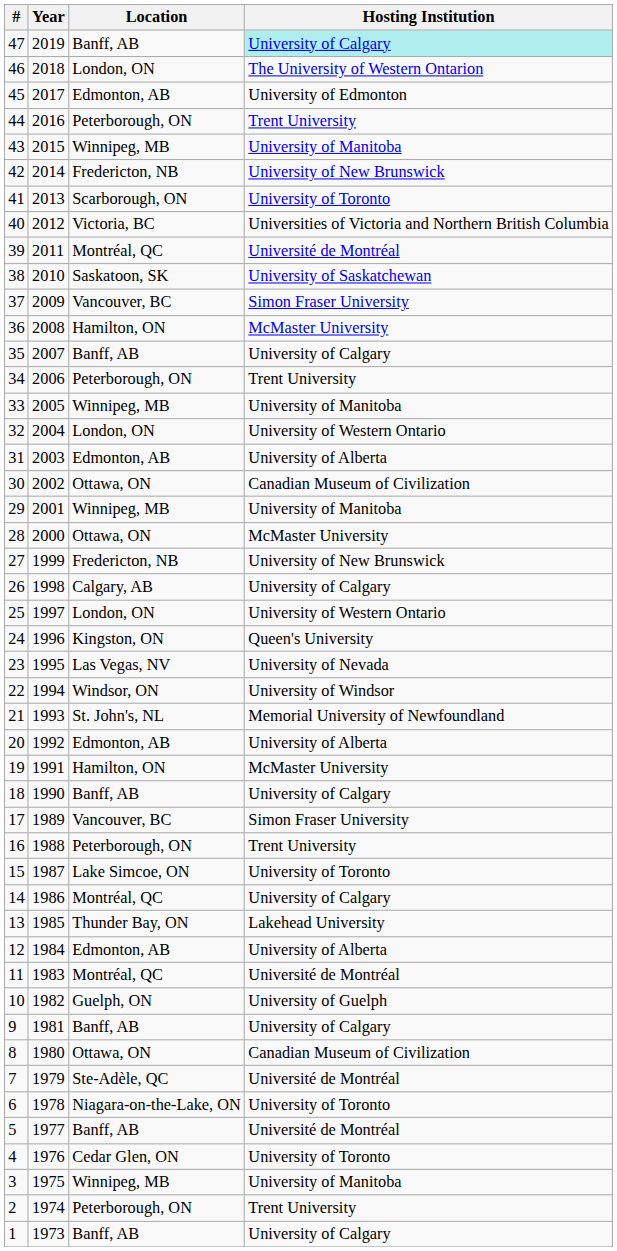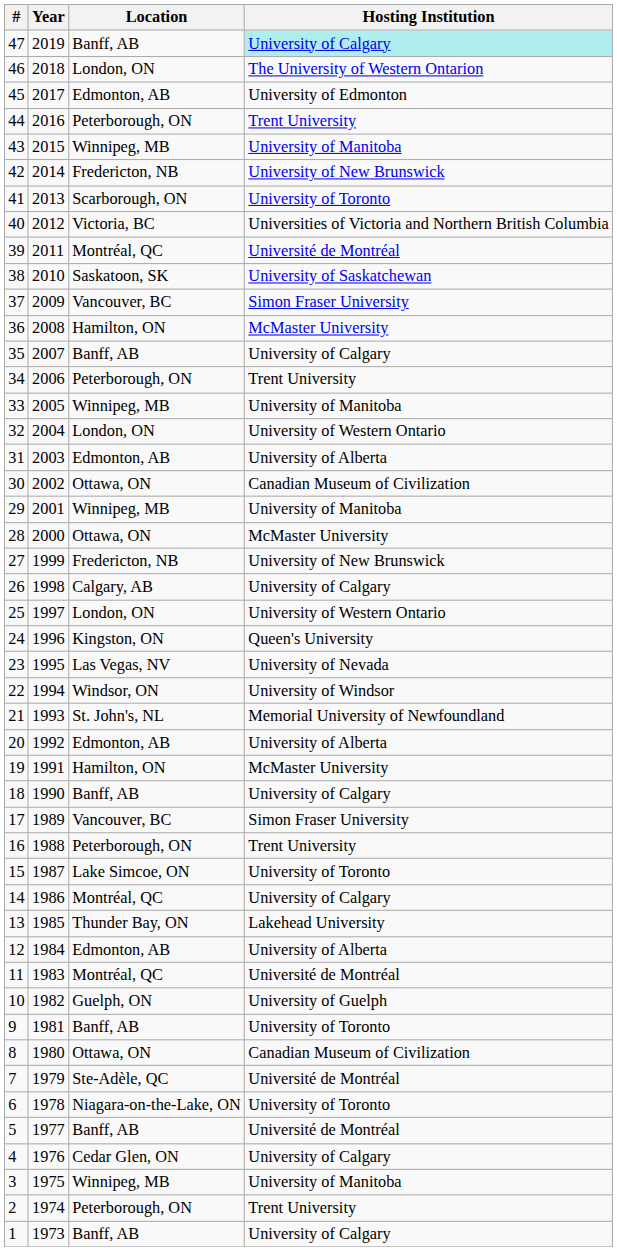(320, 1026) University of Calgary -> (319, 1026) University of Toronto
(319, 1156) University of Toronto -> (320, 1156) University of Calgary
